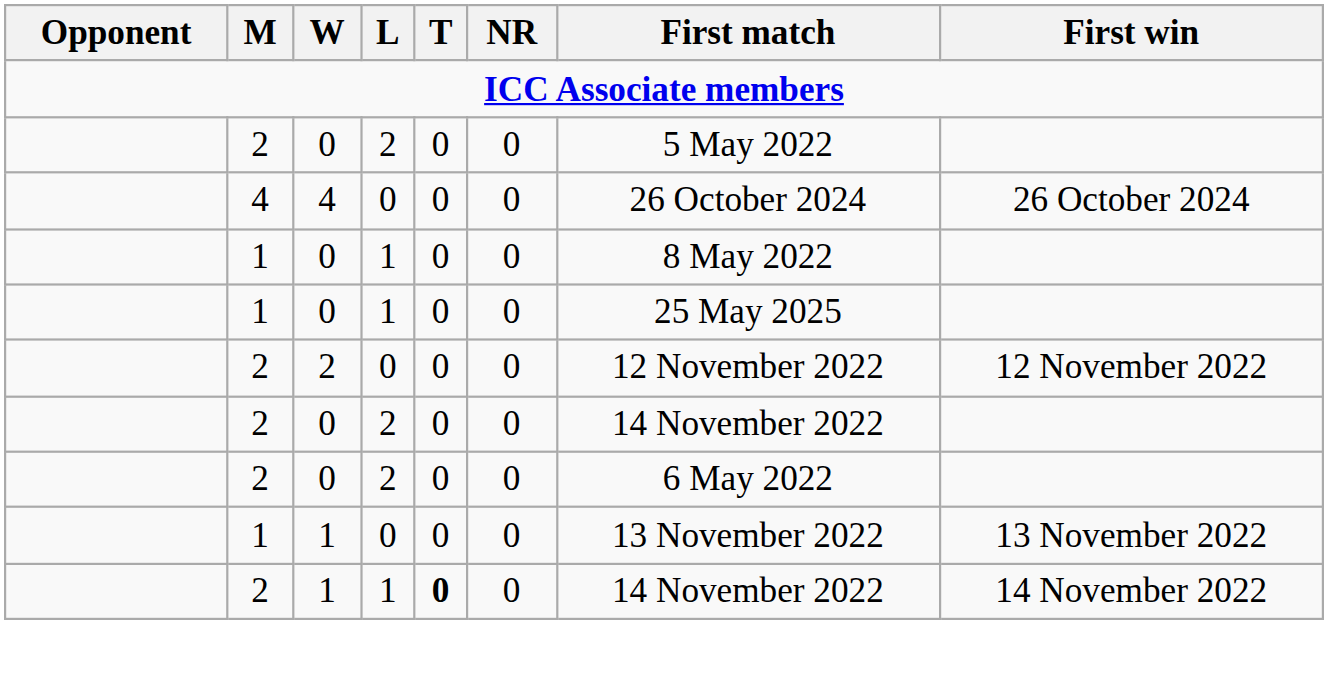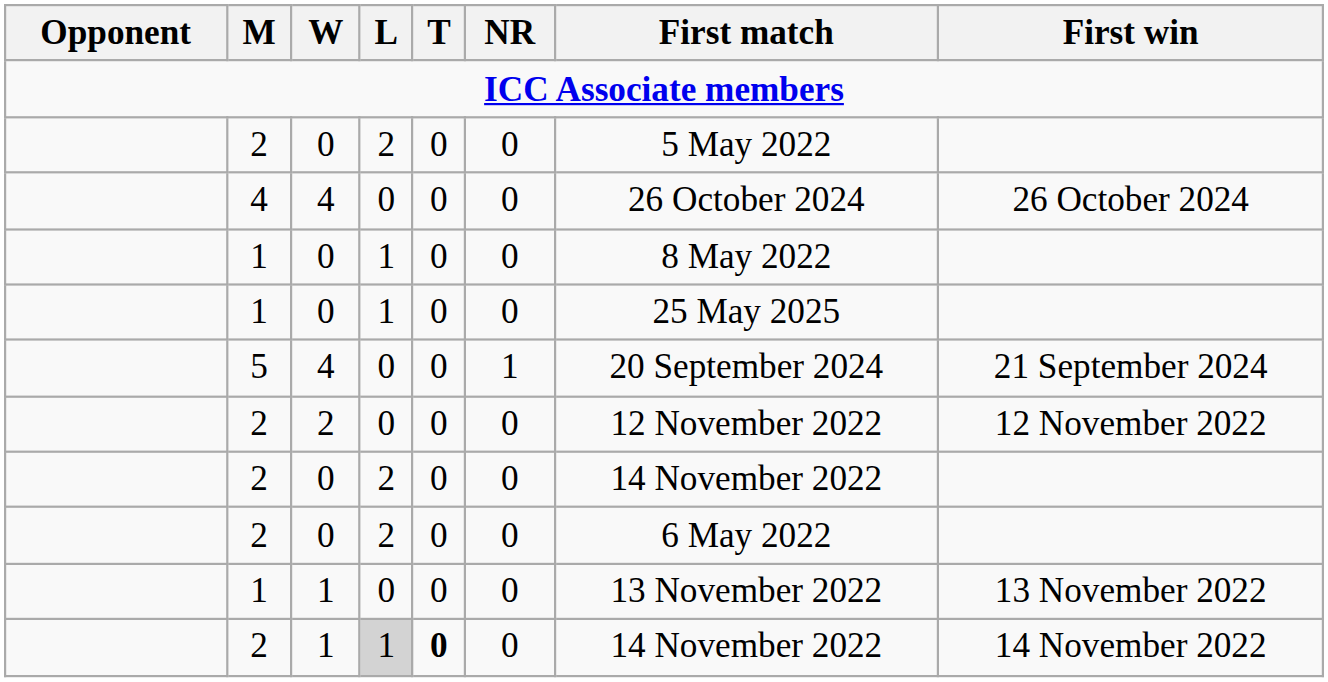+ row: (259, 367)
(388, 590) no background -> (386, 646) lightgrey background
